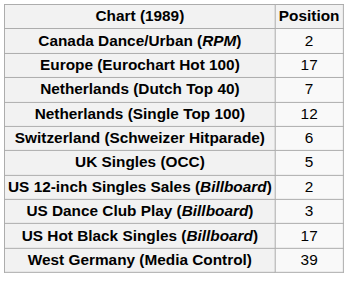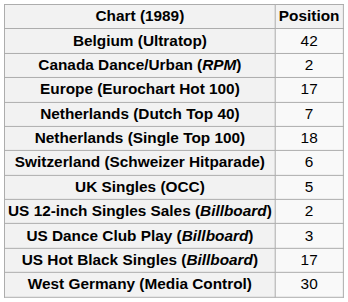+ row: (140, 41)
(309, 114) 12 -> (309, 138) 18
(309, 260) 39 -> (309, 284) 30
